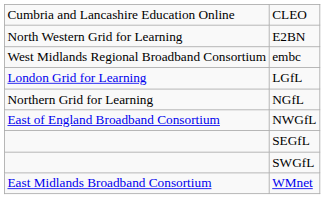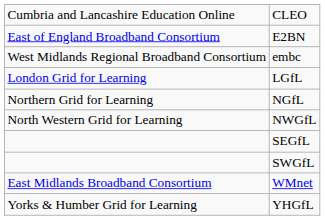(95, 36) North Western Grid for Learning -> (114, 36) East of England Broadband Consortium
(114, 120) East of England Broadband Consortium -> (95, 120) North Western Grid for Learning
+ row: (293, 204)
